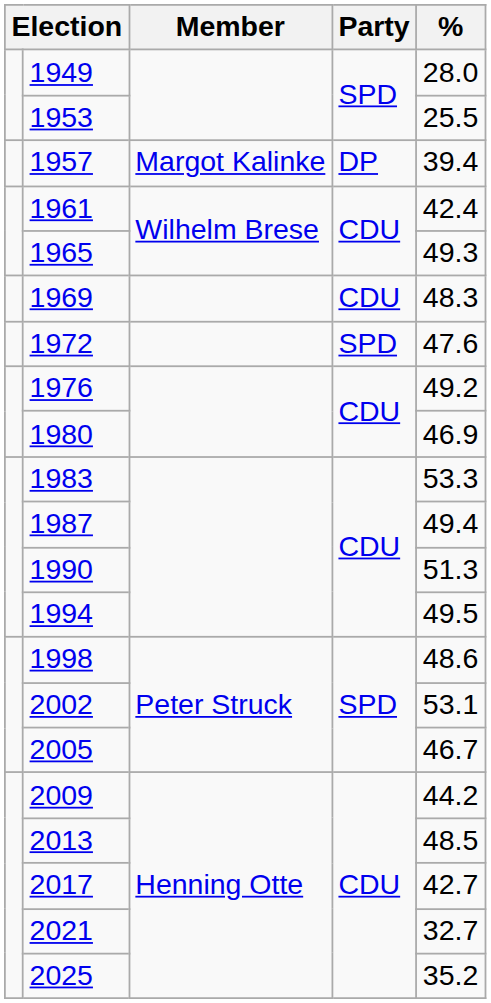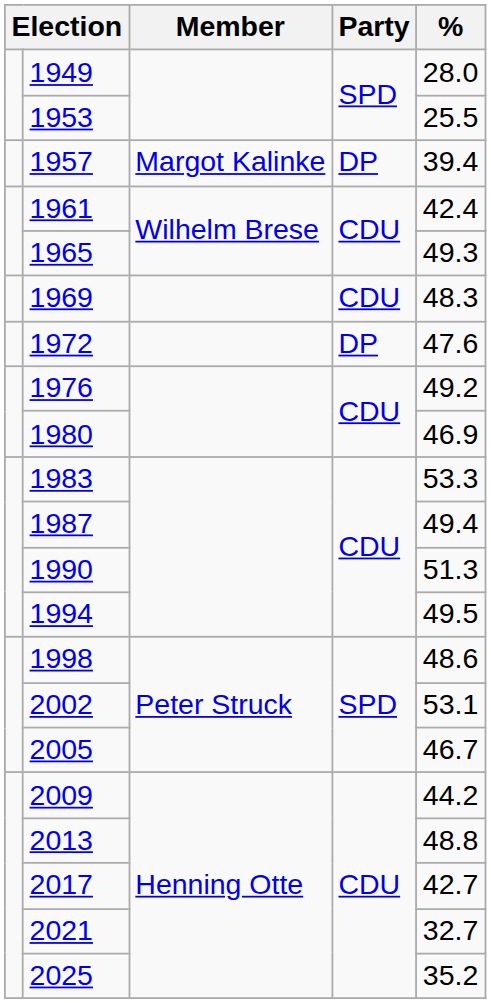(368, 343) SPD -> (358, 343) DP
(451, 840) 48.5 -> (451, 840) 48.8
